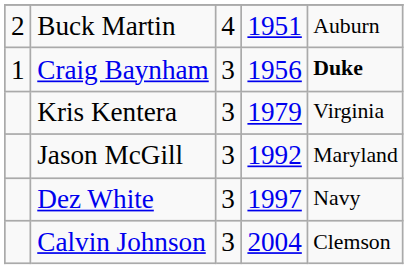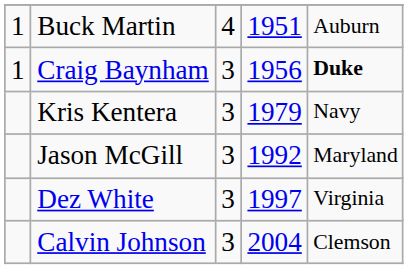(18, 26) 2 -> (18, 26) 1
(349, 112) Virginia -> (337, 112) Navy
(337, 198) Navy -> (349, 198) Virginia
